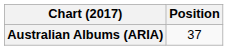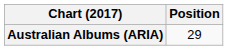(194, 34) 37 -> (194, 34) 29
